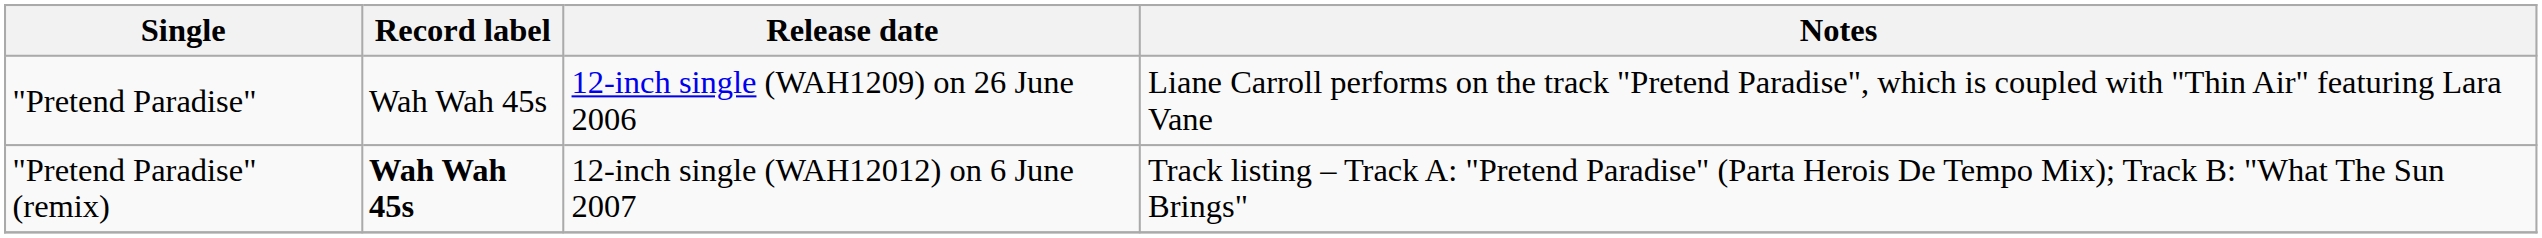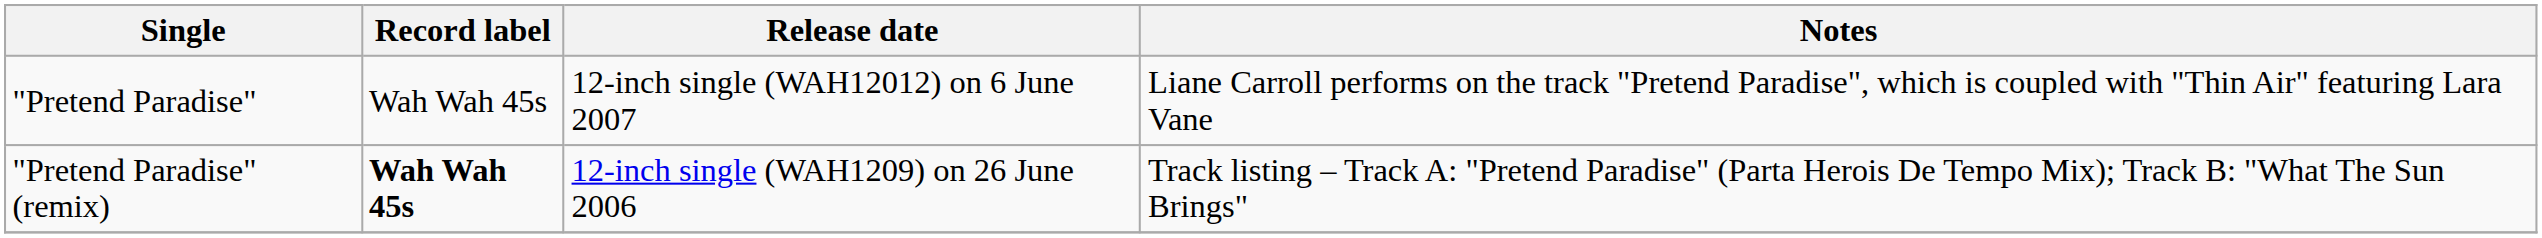(823, 100) 12-inch single (WAH1209) on 26 June 2006 -> (823, 100) 12-inch single (WAH12012) on 6 June 2007
(823, 188) 12-inch single (WAH12012) on 6 June 2007 -> (823, 188) 12-inch single (WAH1209) on 26 June 2006
